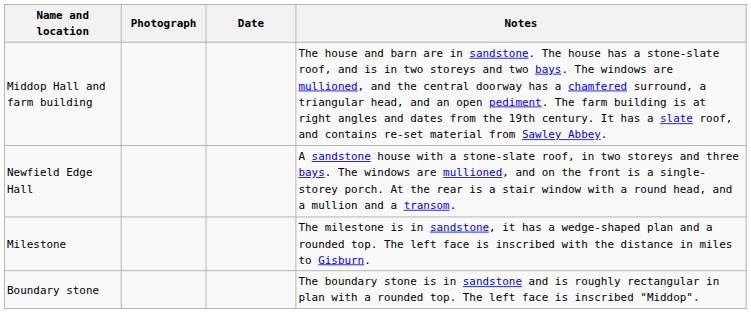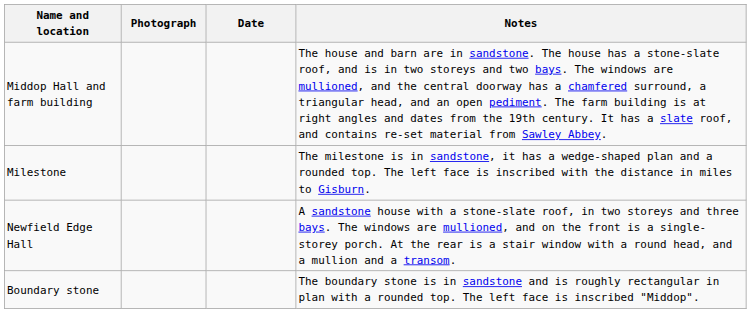rows swapped: (50, 181) <-> (37, 244)
